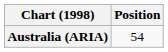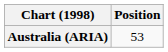(137, 36) 54 -> (137, 36) 53
